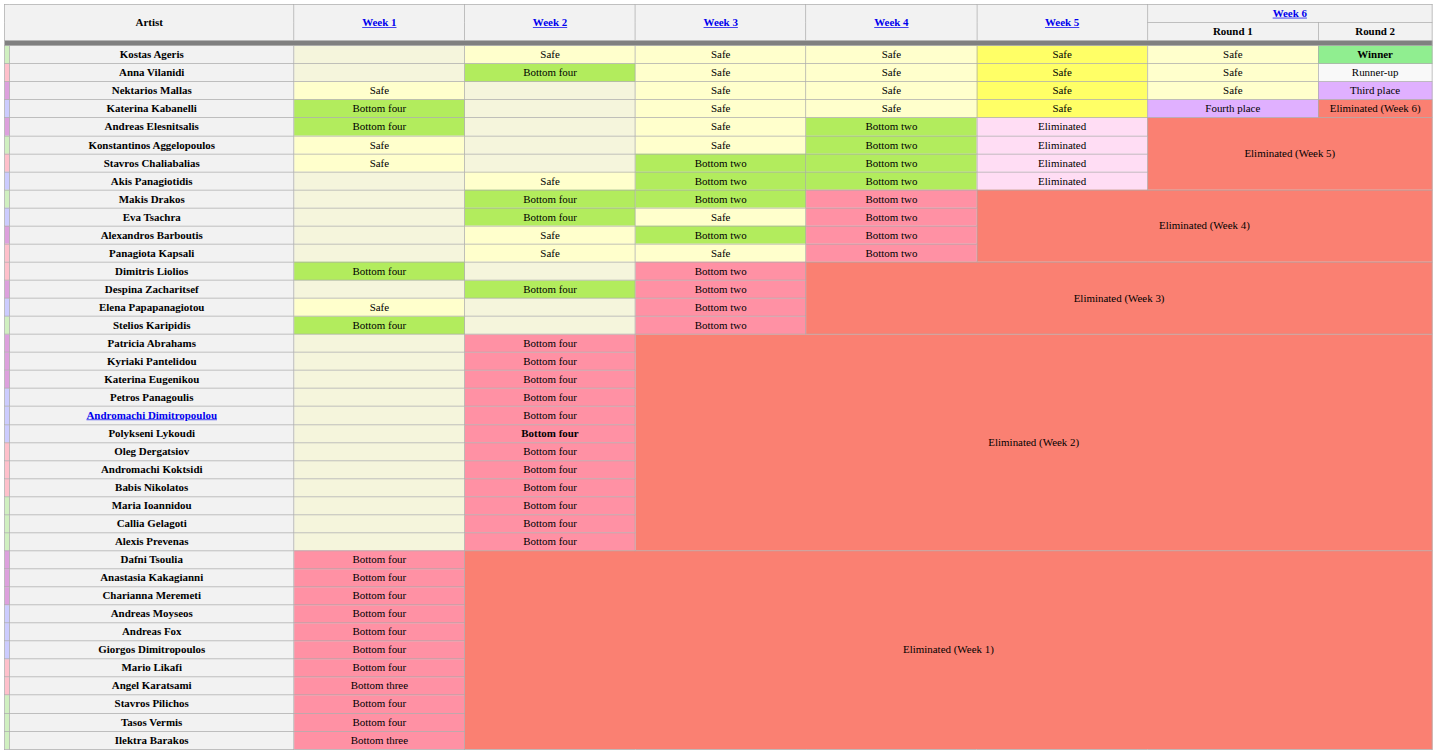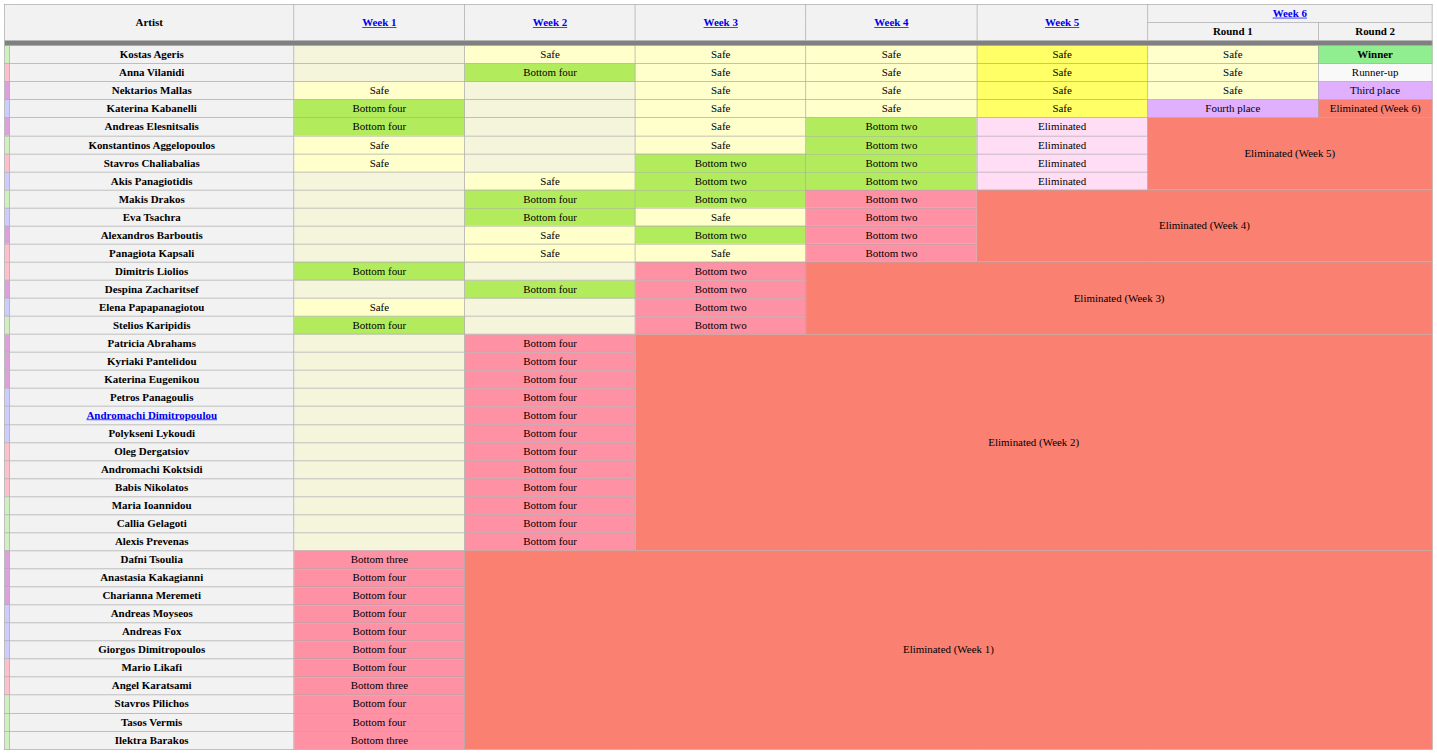(550, 433) bold -> (550, 433) normal
(379, 560) Bottom four -> (379, 560) Bottom three
